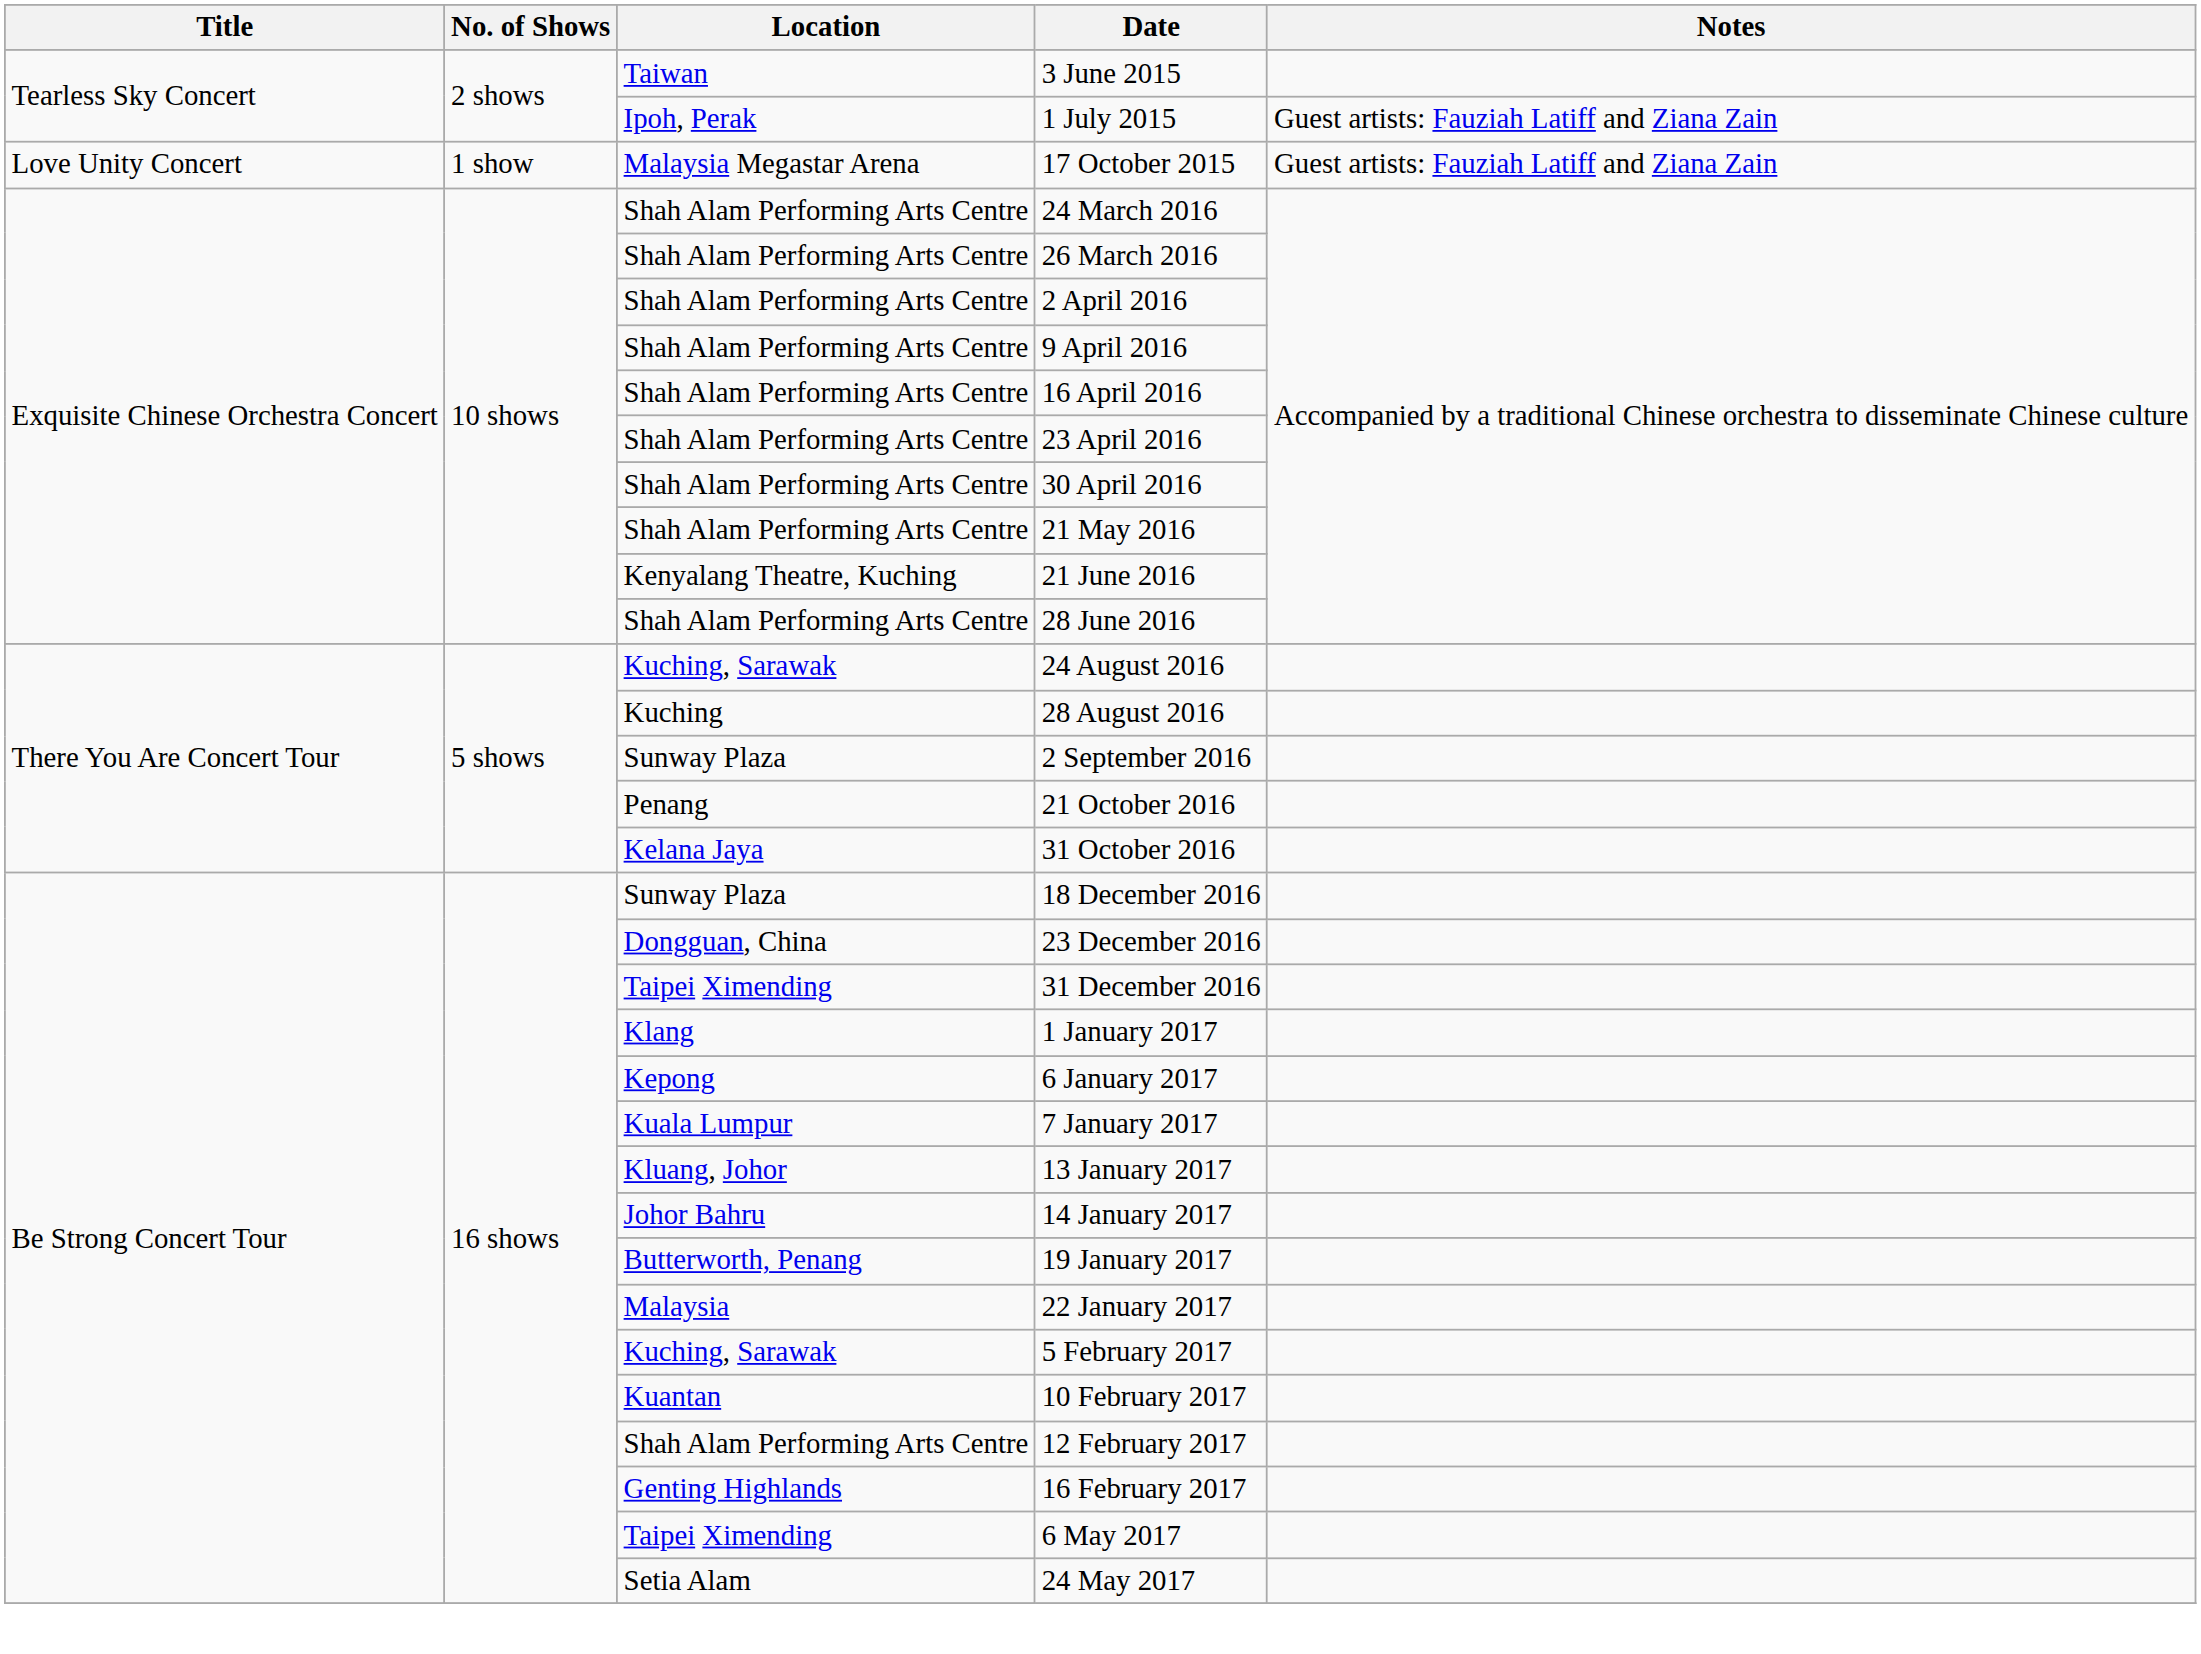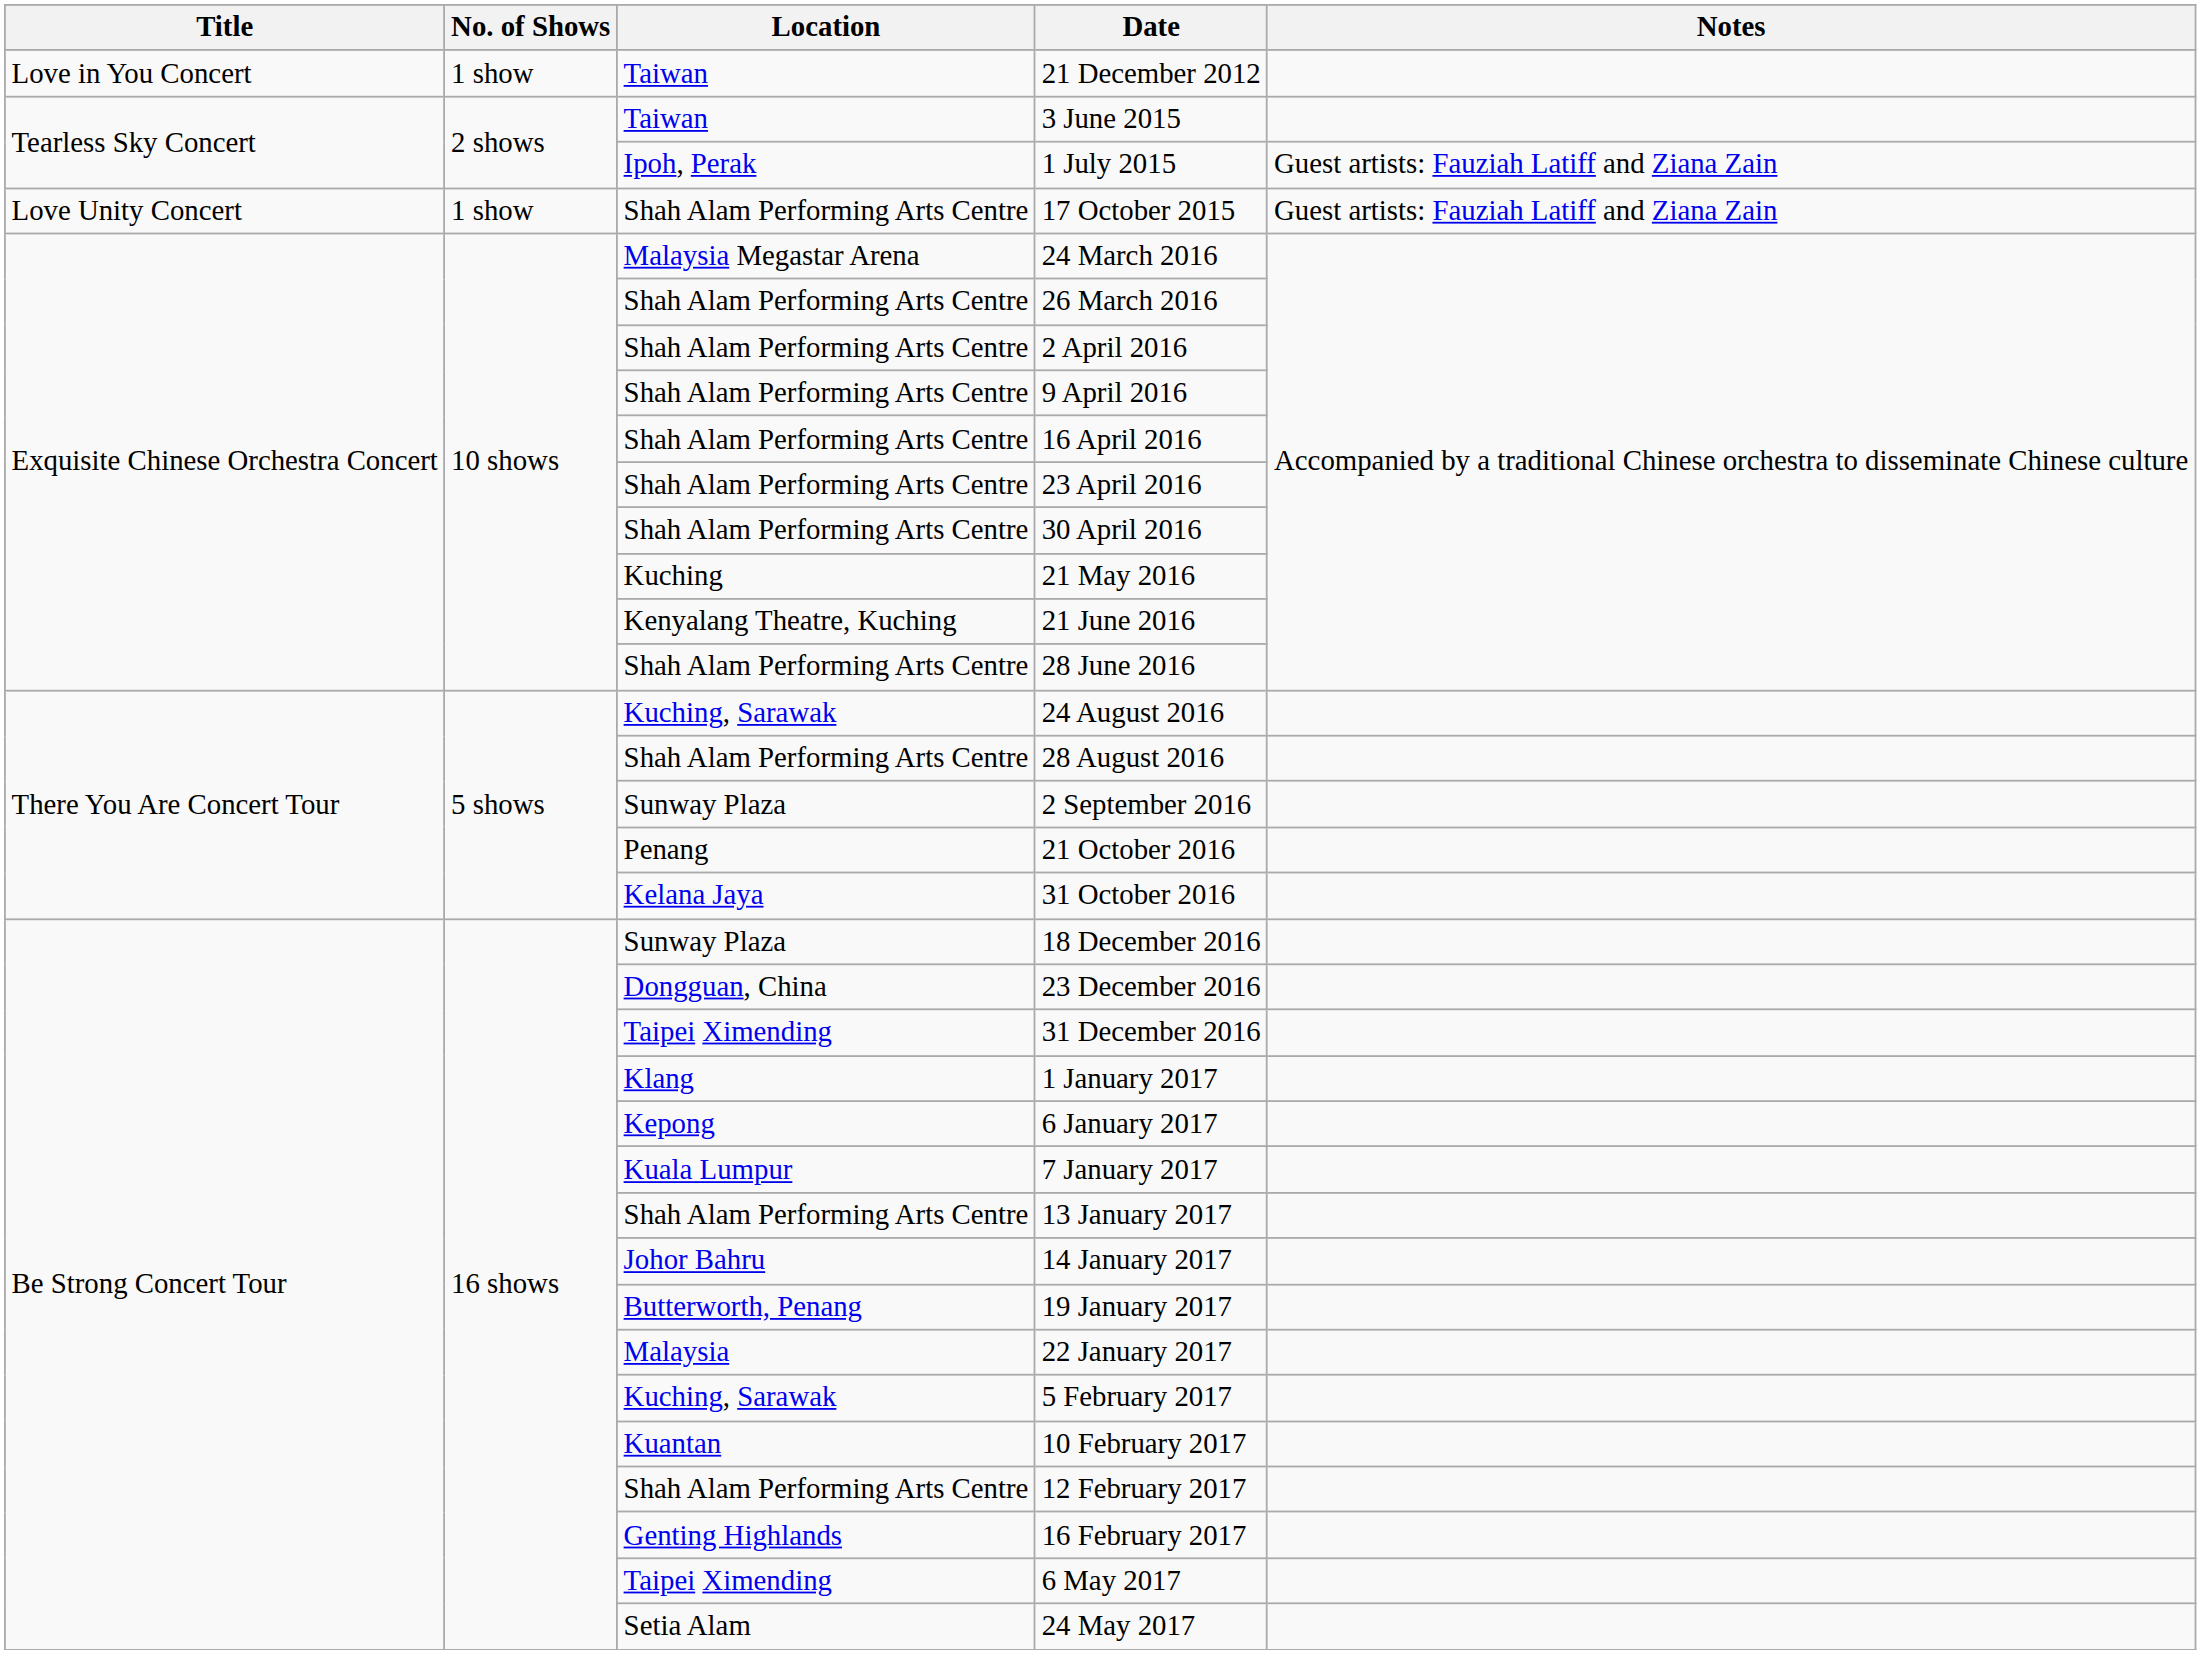+ row: (1151, 73)
(772, 164) Malaysia Megastar Arena -> (826, 210) Shah Alam Performing Arts Centre
(826, 210) Shah Alam Performing Arts Centre -> (772, 255) Malaysia Megastar Arena
(826, 529) Shah Alam Performing Arts Centre -> (673, 575) Kuching
(673, 712) Kuching -> (826, 758) Shah Alam Performing Arts Centre
(705, 1169) Kluang, Johor -> (826, 1214) Shah Alam Performing Arts Centre
